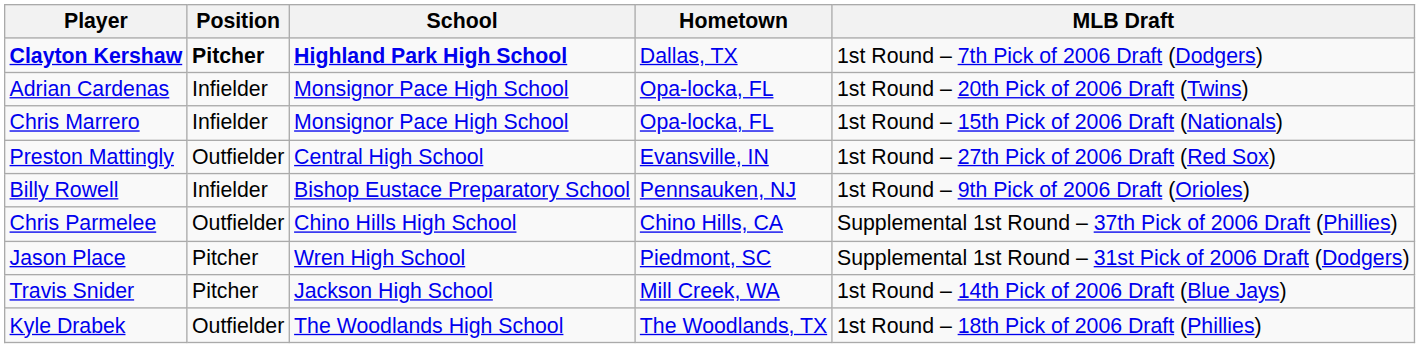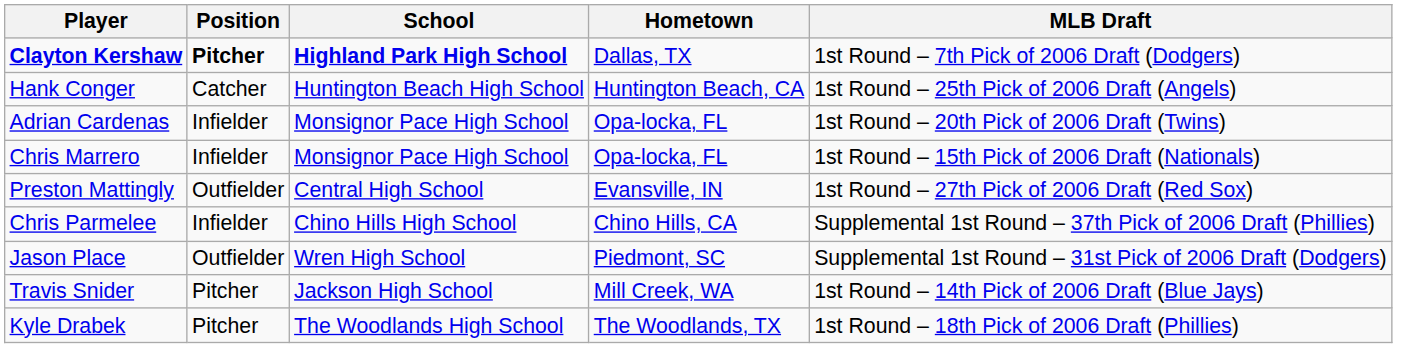+ row: (72, 88)
- row: (64, 190)
(238, 223) Outfielder -> (230, 223) Infielder
(225, 257) Pitcher -> (238, 257) Outfielder
(238, 325) Outfielder -> (225, 325) Pitcher
